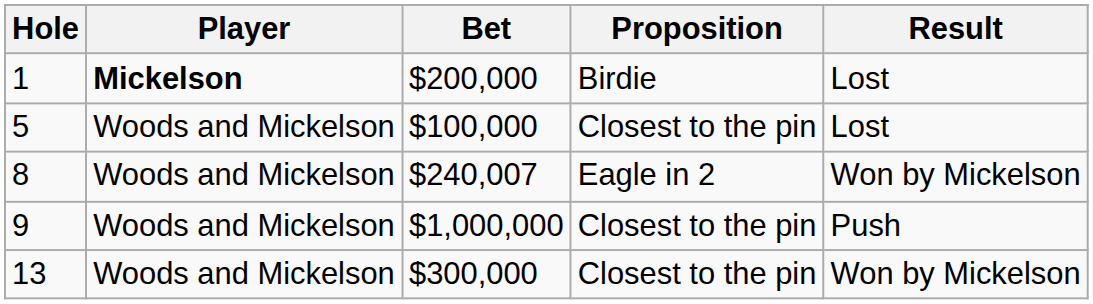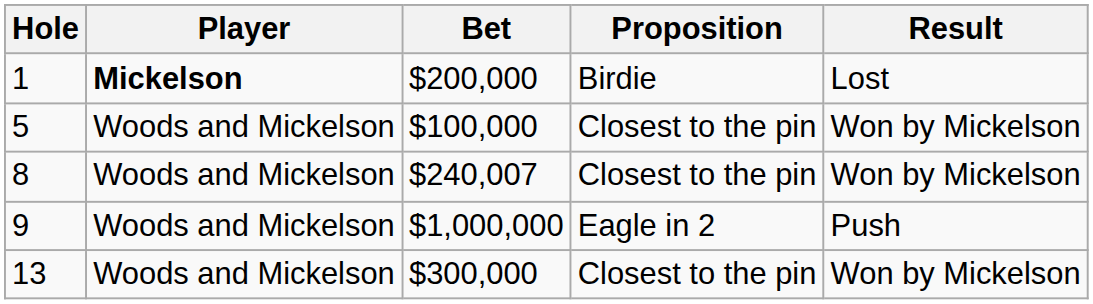(860, 126) Lost -> (956, 126) Won by Mickelson
(646, 175) Eagle in 2 -> (697, 175) Closest to the pin
(697, 224) Closest to the pin -> (646, 224) Eagle in 2
